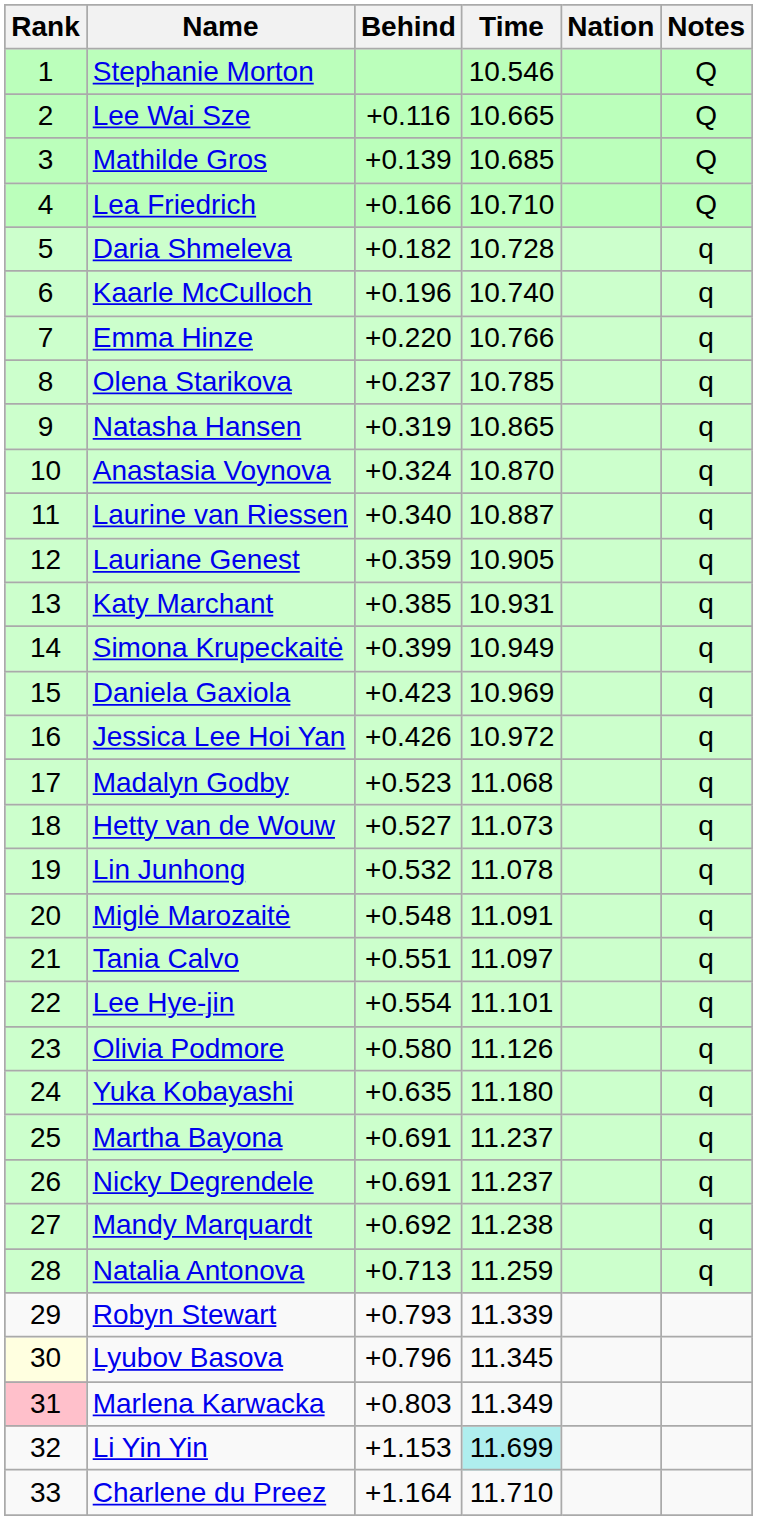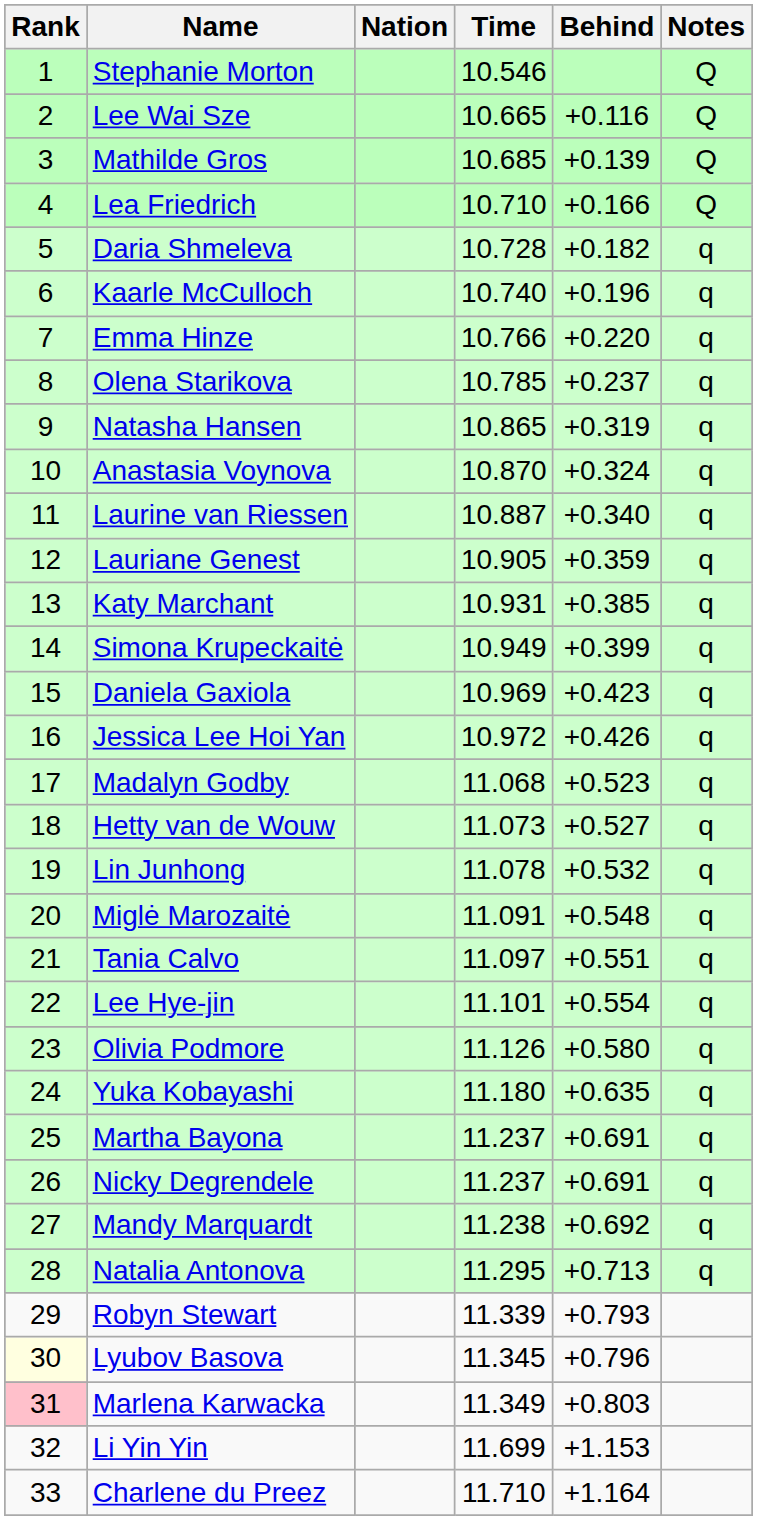columns swapped: (611, 26) <-> (408, 26)
(512, 1270) 11.259 -> (504, 1270) 11.295
(512, 1447) paleturquoise background -> (504, 1447) no background
